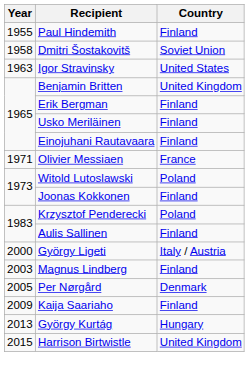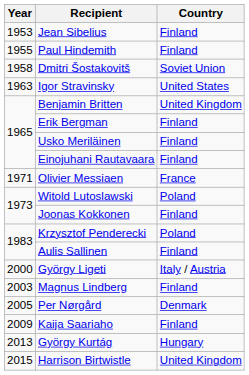+ row: (72, 31)
